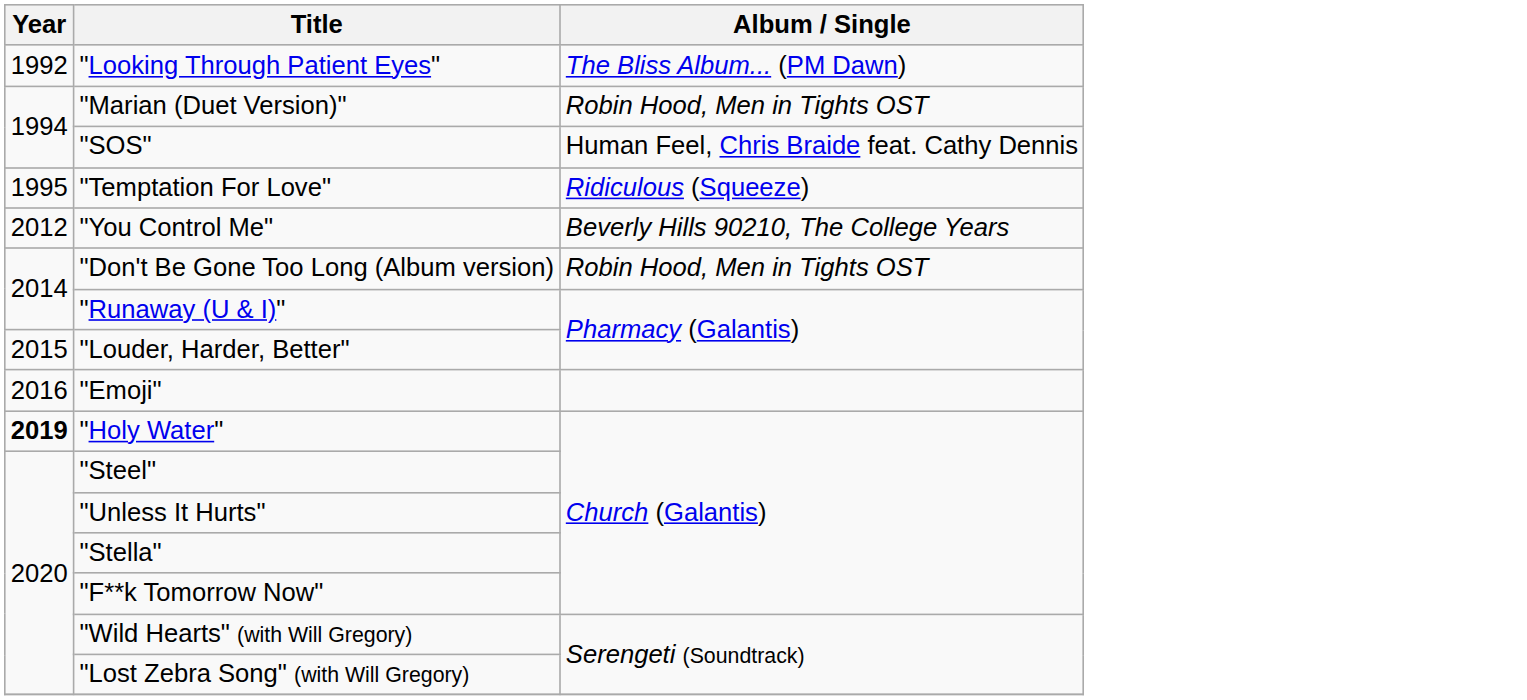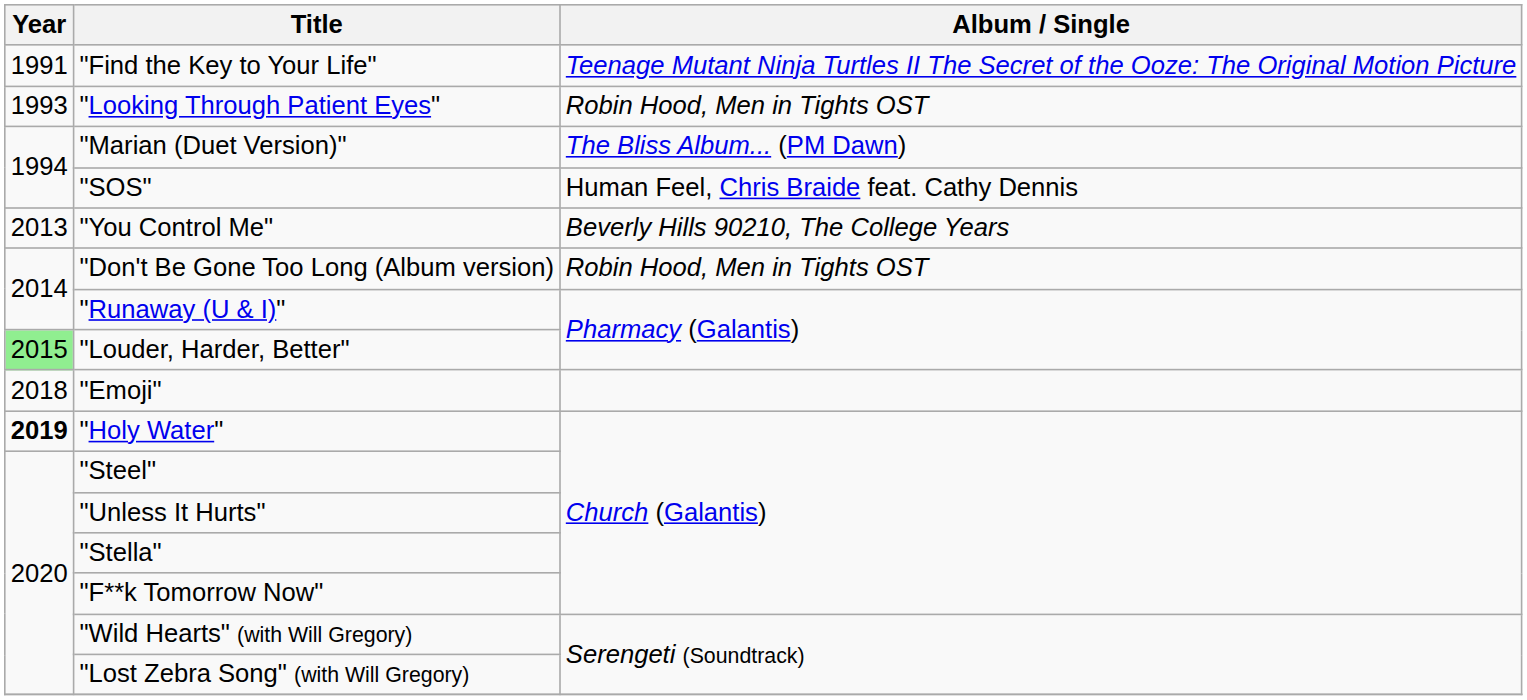+ row: (228, 65)
(39, 65) 1992 -> (39, 106) 1993
(736, 65) The Bliss Album... (PM Dawn) -> (747, 106) Robin Hood, Men in Tights OST
(747, 106) Robin Hood, Men in Tights OST -> (736, 146) The Bliss Album... (PM Dawn)
- row: (205, 187)
(39, 227) 2012 -> (39, 227) 2013
(39, 349) no background -> (39, 349) lightgreen background
(39, 390) 2016 -> (39, 390) 2018
